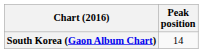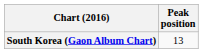(178, 40) 14 -> (178, 40) 13
